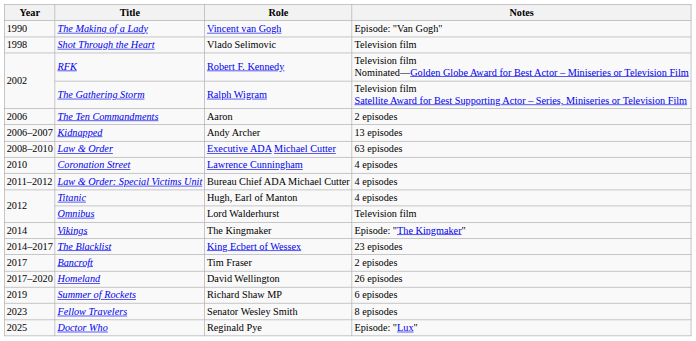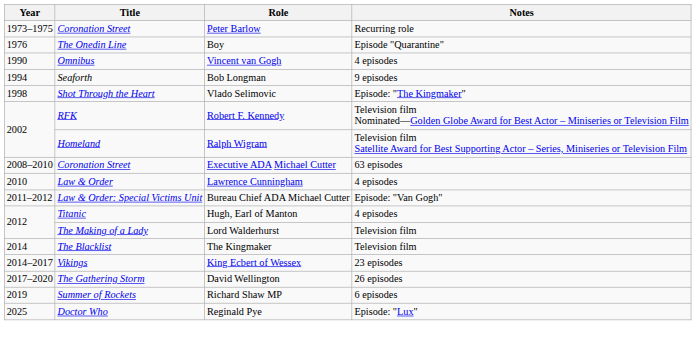+ row: (234, 28)
+ row: (216, 45)
(103, 28) The Making of a Lady -> (76, 61) Omnibus
(398, 28) Episode: "Van Gogh" -> (376, 61) 4 episodes
+ row: (236, 77)
(386, 45) Television film -> (410, 93) Episode: "The Kingmaker"
(101, 94) The Gathering Storm -> (79, 143) Homeland
- row: (220, 116)
- row: (234, 133)
(85, 149) Law & Order -> (94, 165) Coronation Street
(94, 165) Coronation Street -> (85, 181) Law & Order
(376, 181) 4 episodes -> (398, 198) Episode: "Van Gogh"
(76, 214) Omnibus -> (103, 230) The Making of a Lady
(72, 230) Vikings -> (84, 246) The Blacklist
(410, 230) Episode: "The Kingmaker" -> (386, 246) Television film
(84, 246) The Blacklist -> (72, 263) Vikings
- row: (229, 263)
(79, 279) Homeland -> (101, 279) The Gathering Storm
- row: (252, 311)
